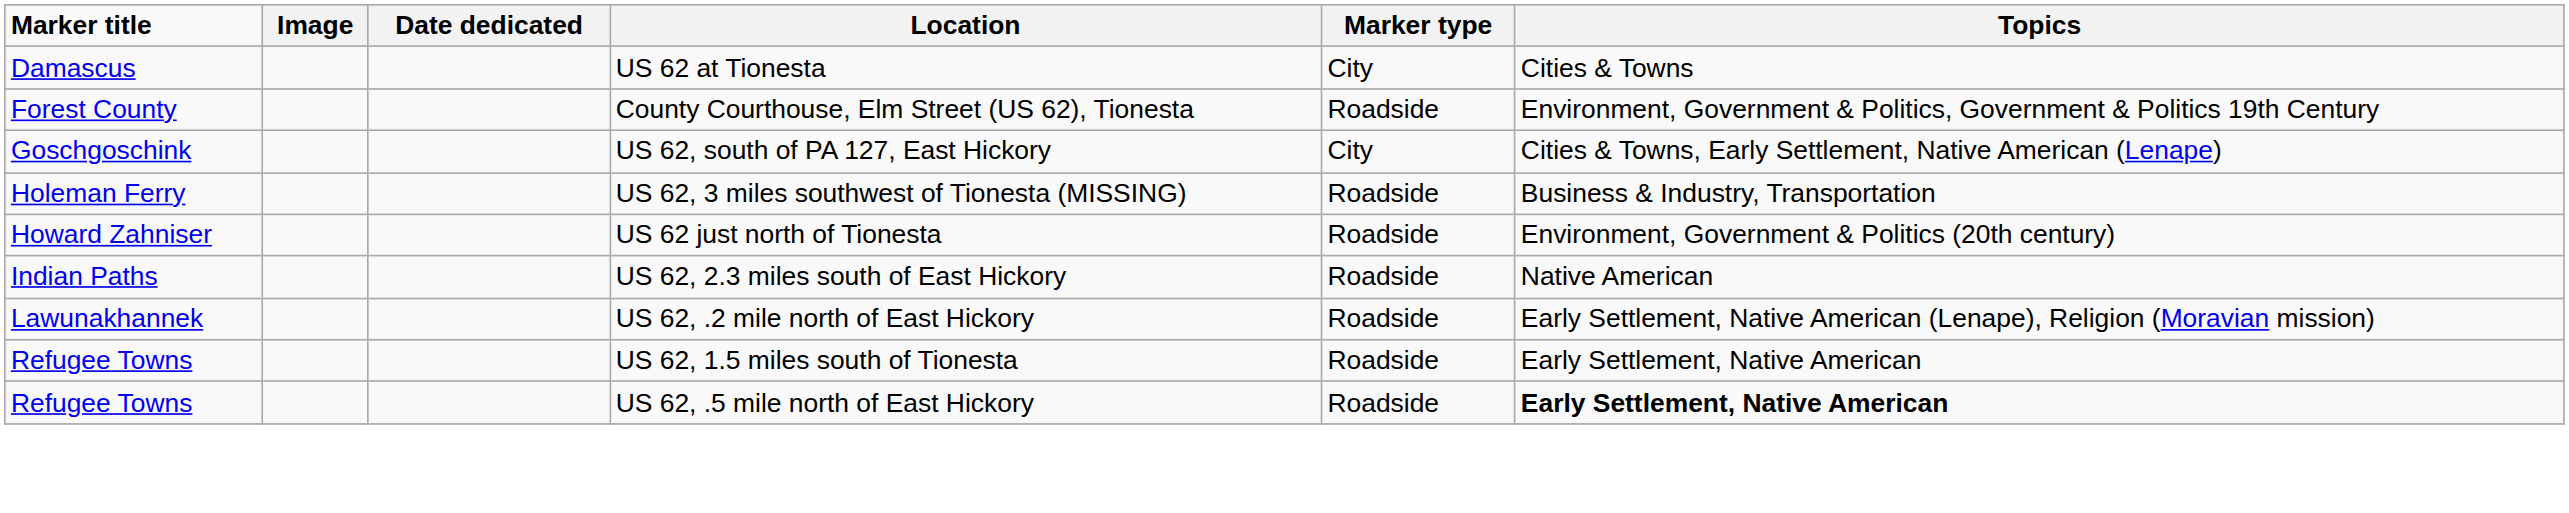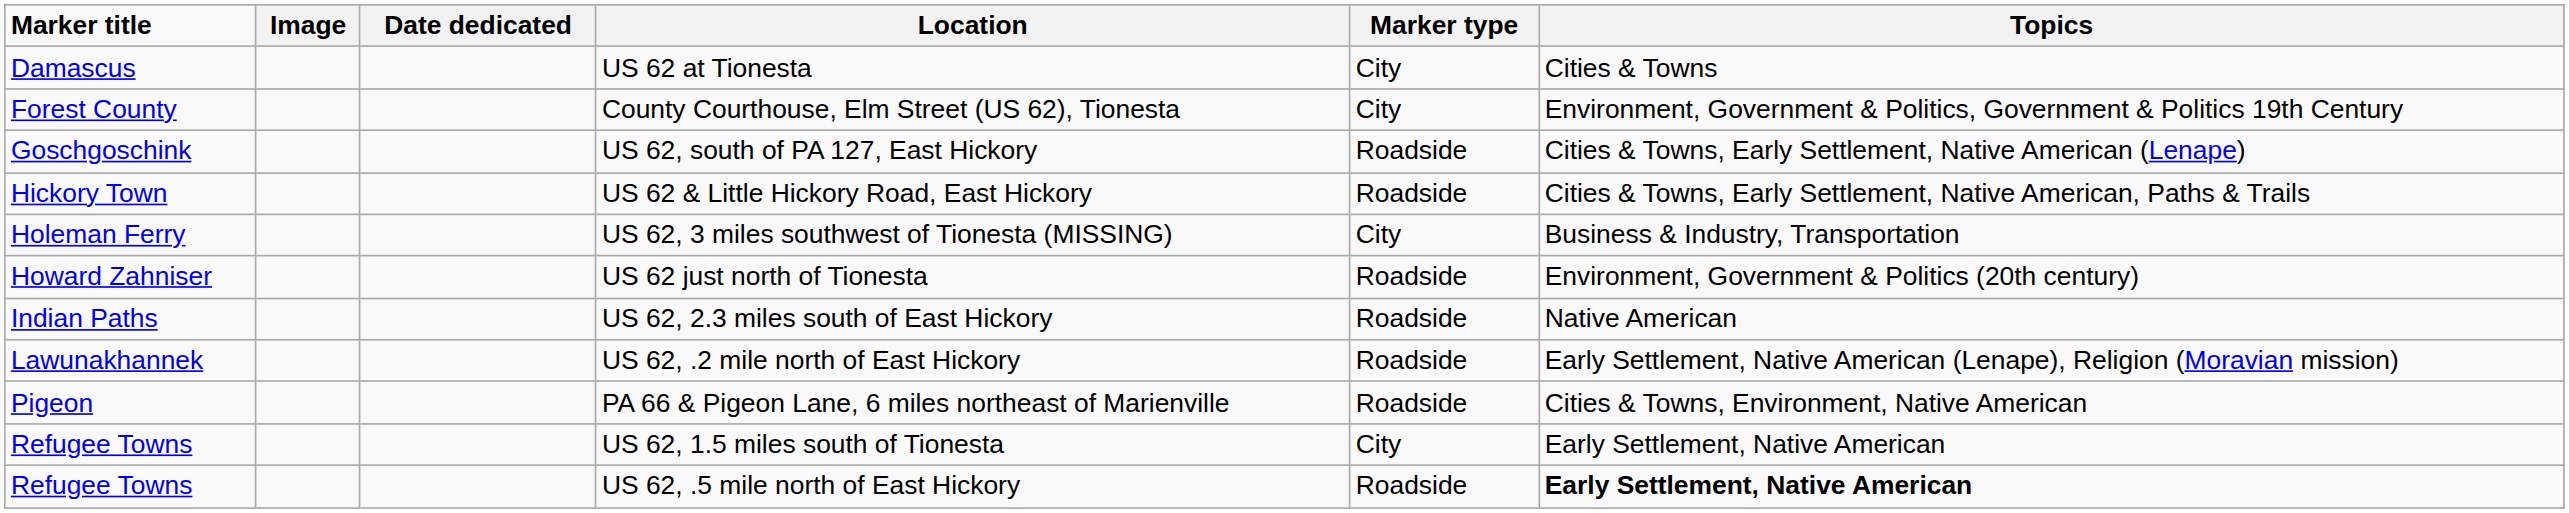(1383, 109) Roadside -> (1379, 109) City
(1350, 151) City -> (1412, 151) Roadside
+ row: (847, 192)
(1383, 192) Roadside -> (1379, 234) City
+ row: (916, 402)
(1383, 360) Roadside -> (1379, 444) City
